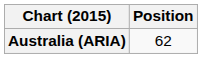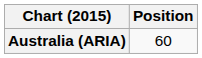(163, 41) 62 -> (163, 41) 60
